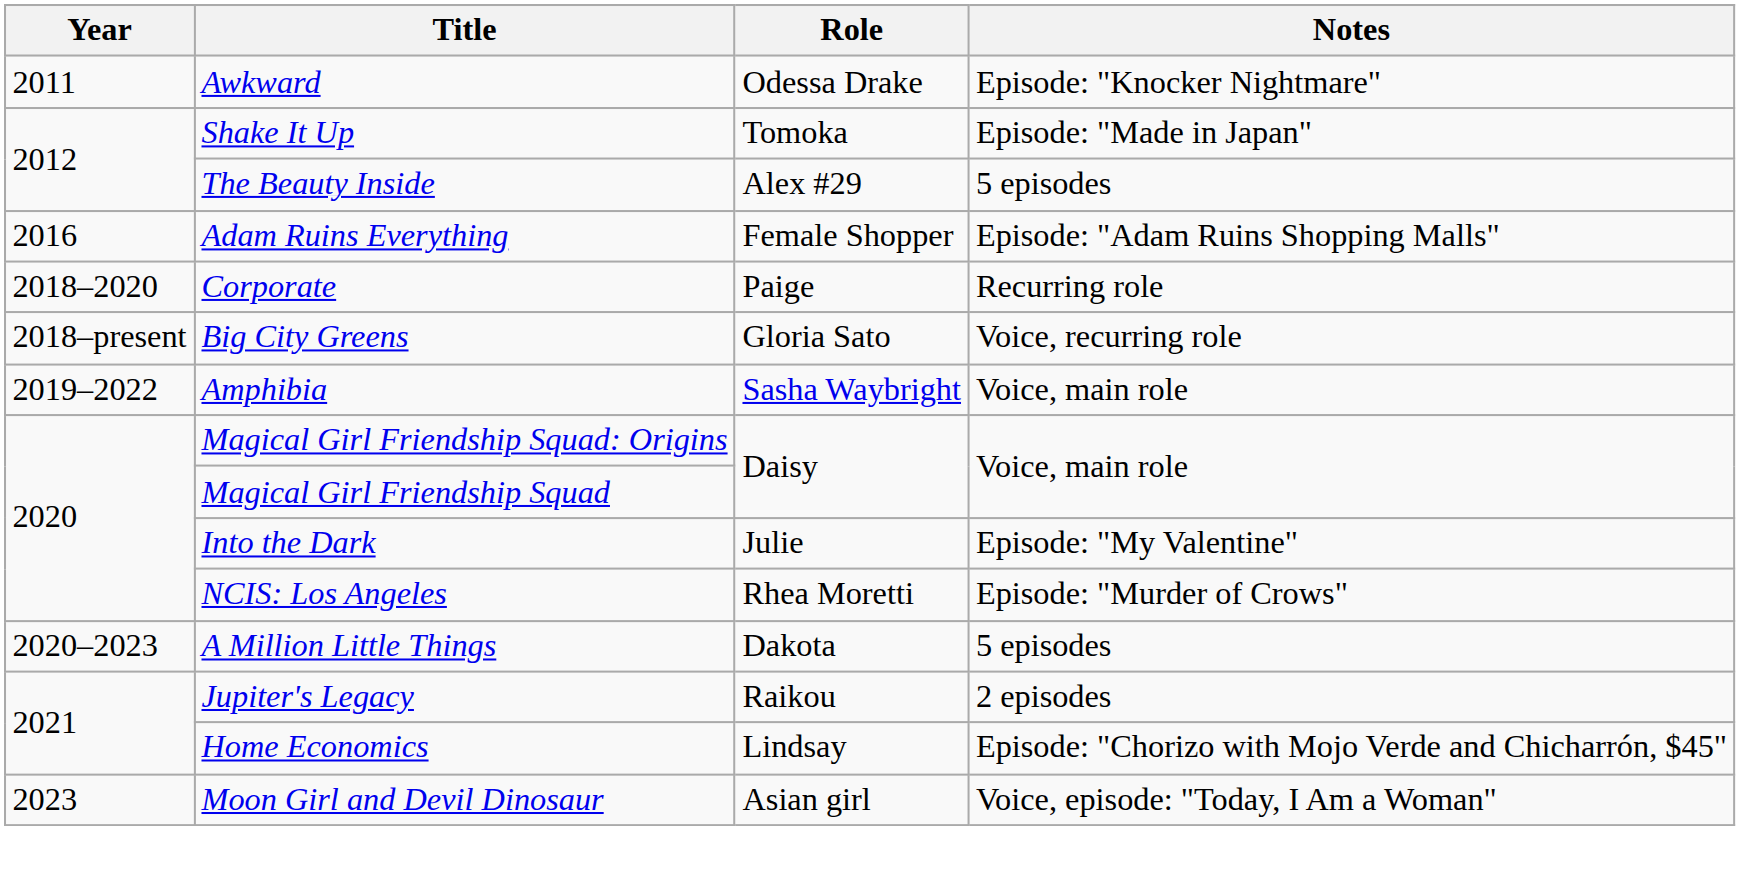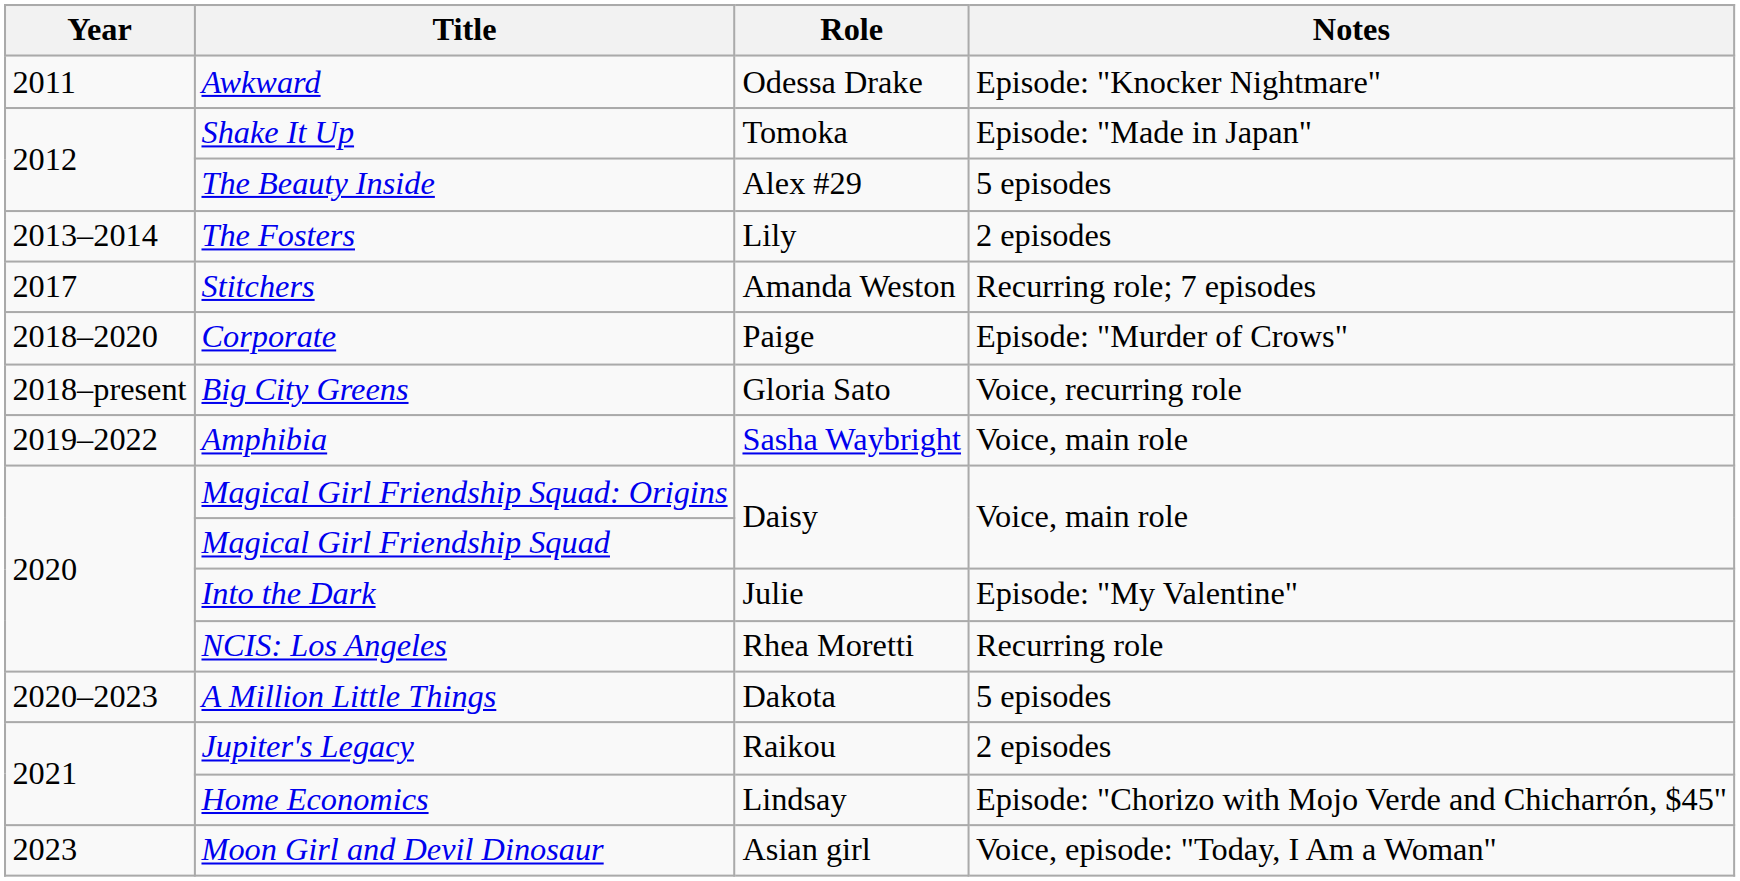+ row: (278, 235)
- row: (355, 235)
+ row: (258, 286)
(1070, 286) Recurring role -> (1162, 337) Episode: "Murder of Crows"
(1162, 593) Episode: "Murder of Crows" -> (1070, 645) Recurring role
